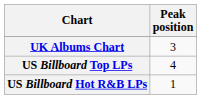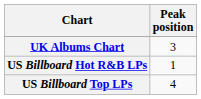rows swapped: (77, 84) <-> (77, 65)
